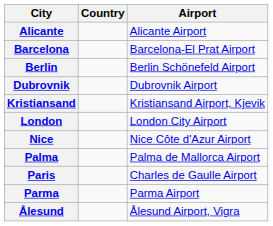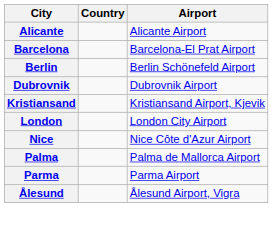- row: (41, 175)
